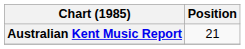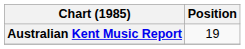(212, 34) 21 -> (212, 34) 19
